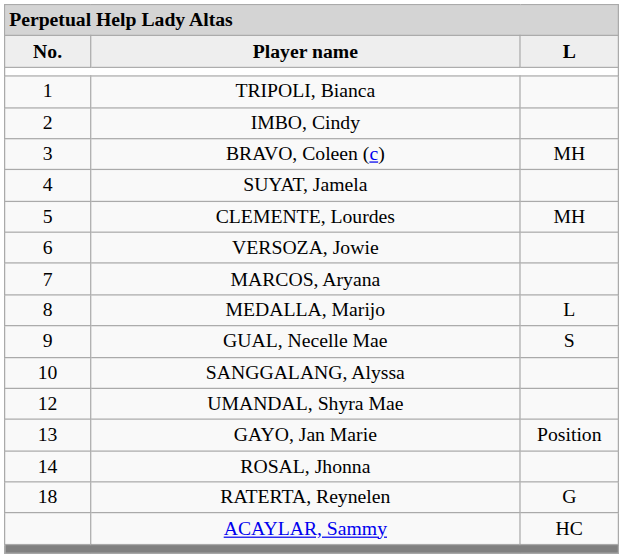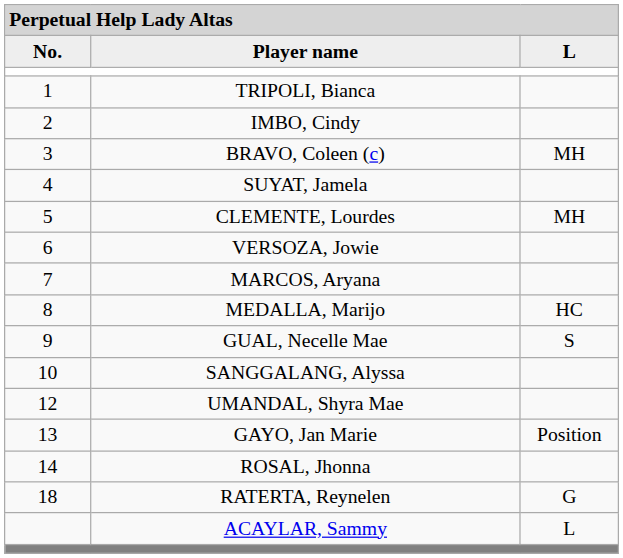(569, 310) L -> (569, 310) HC
(569, 528) HC -> (569, 528) L
